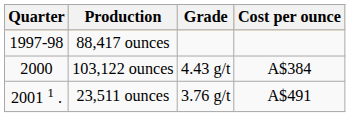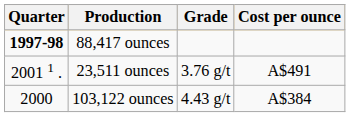(37, 42) normal -> (37, 42) bold
rows swapped: (123, 68) <-> (123, 96)
